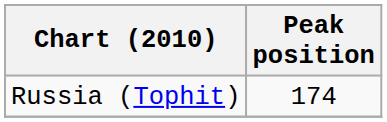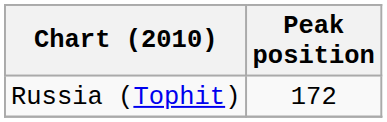(314, 97) 174 -> (314, 97) 172
